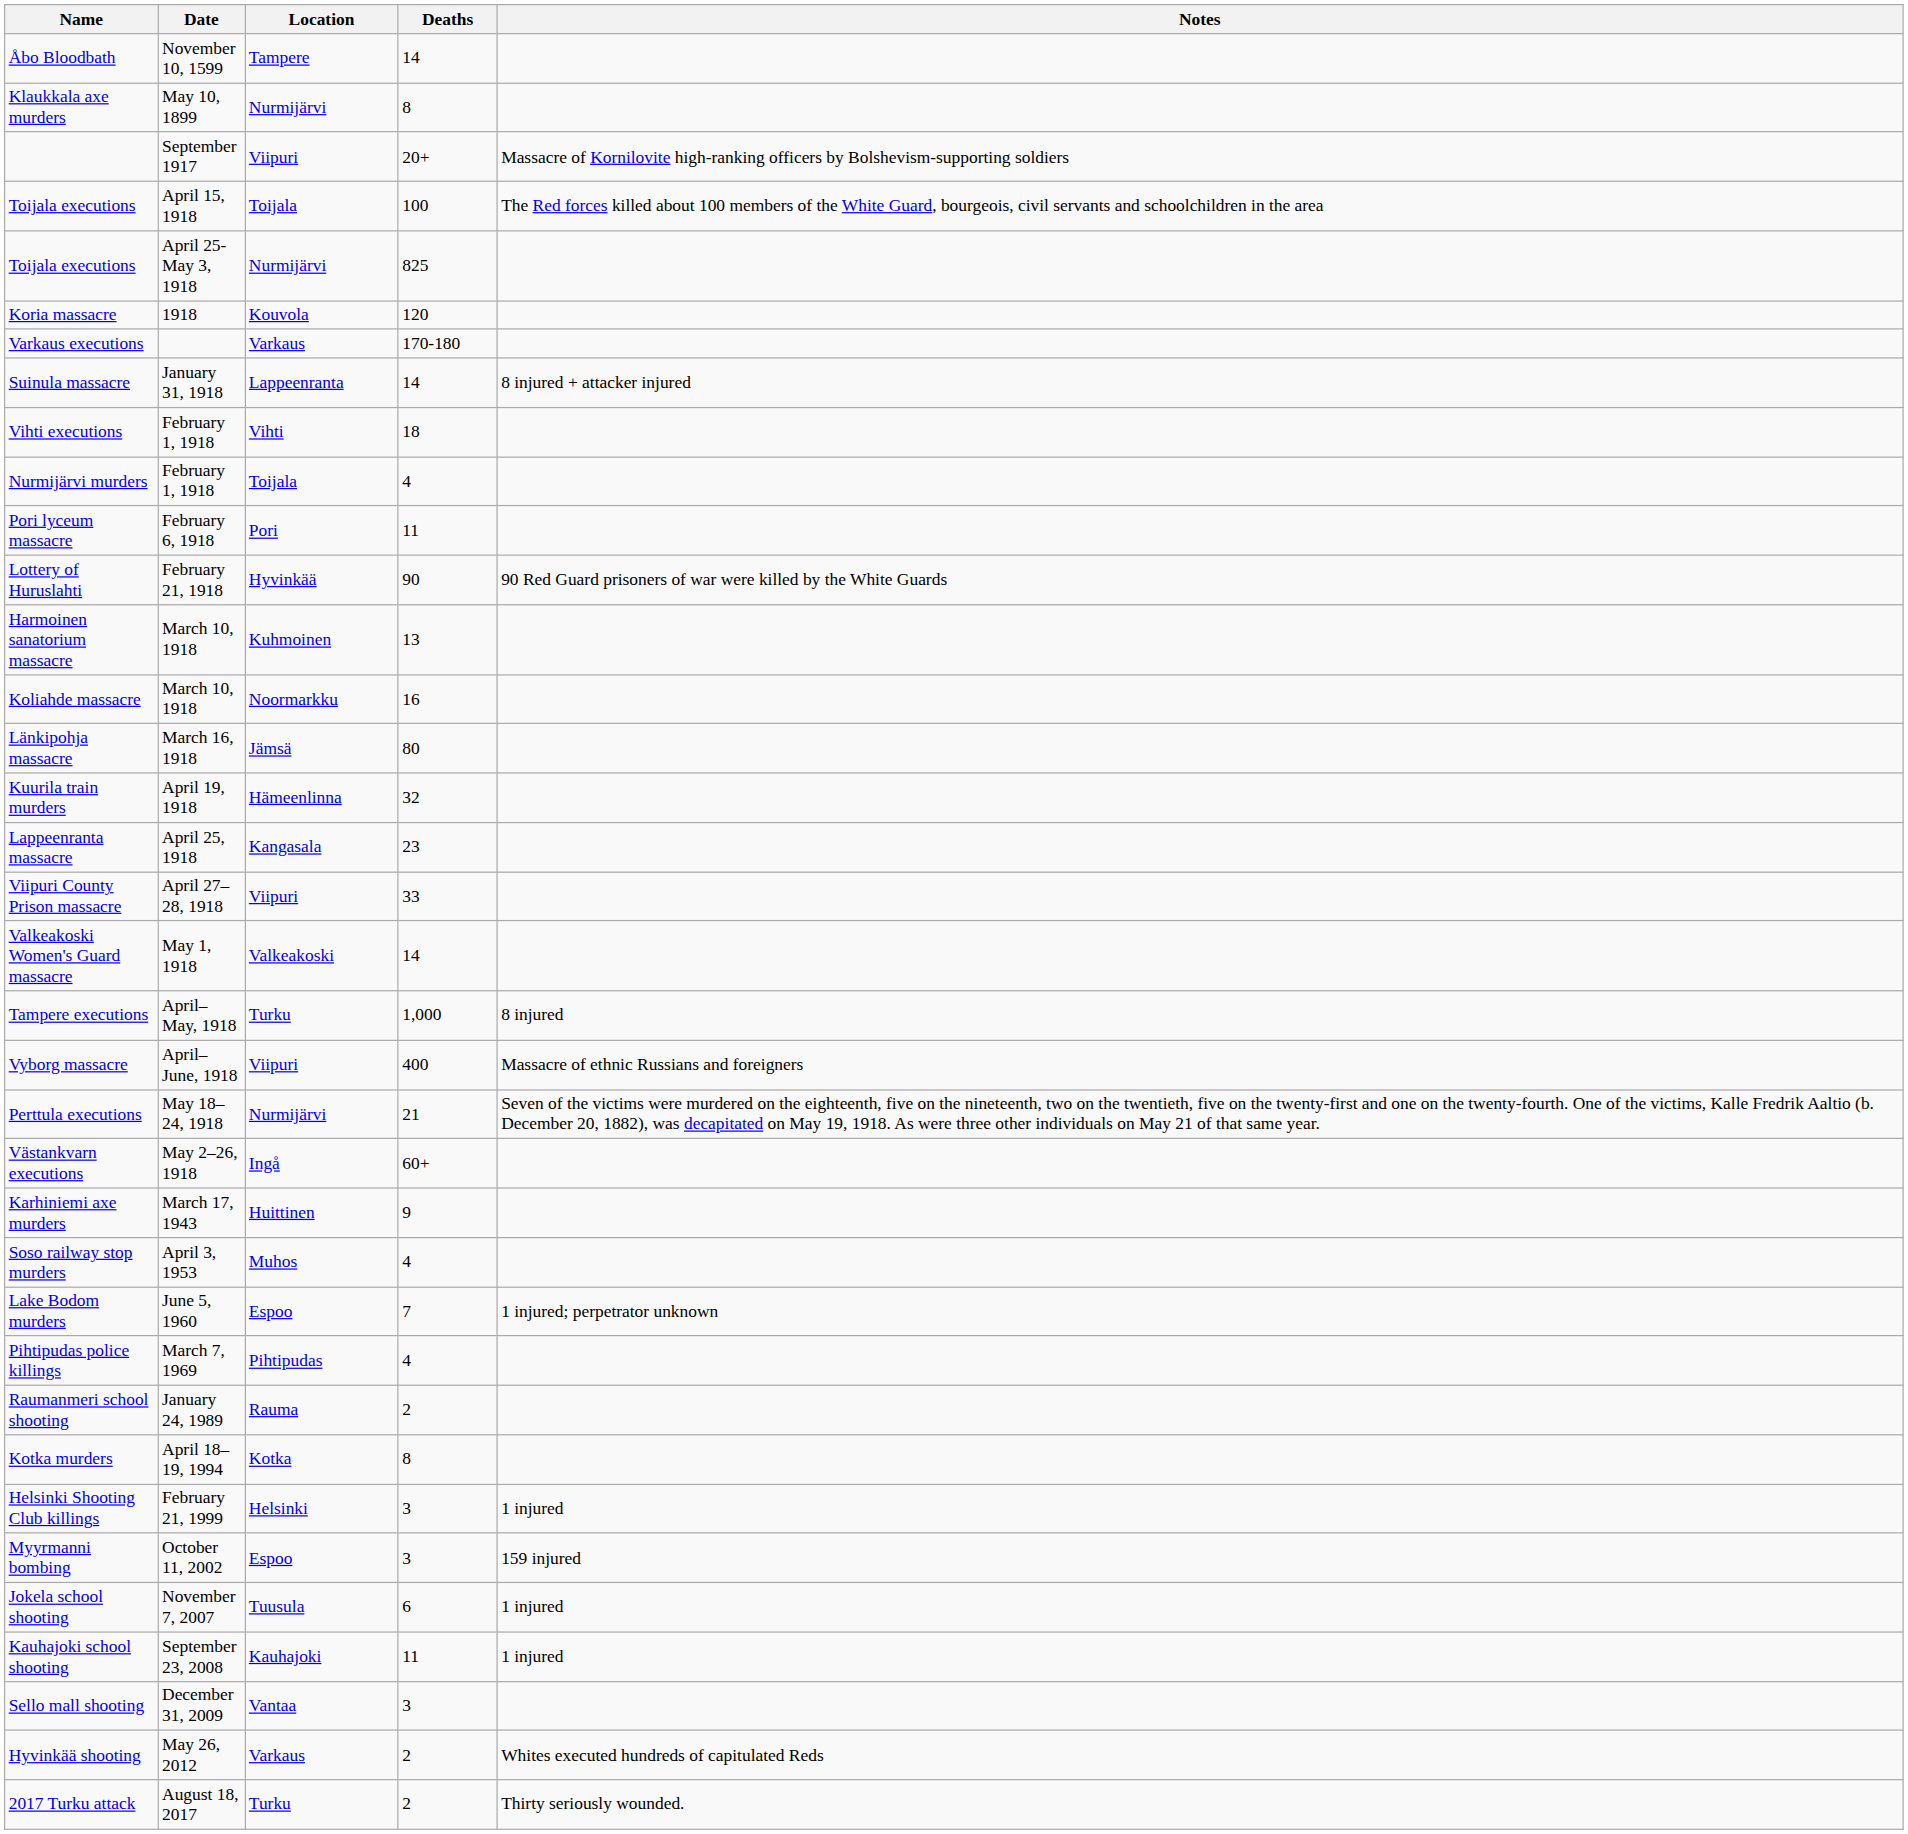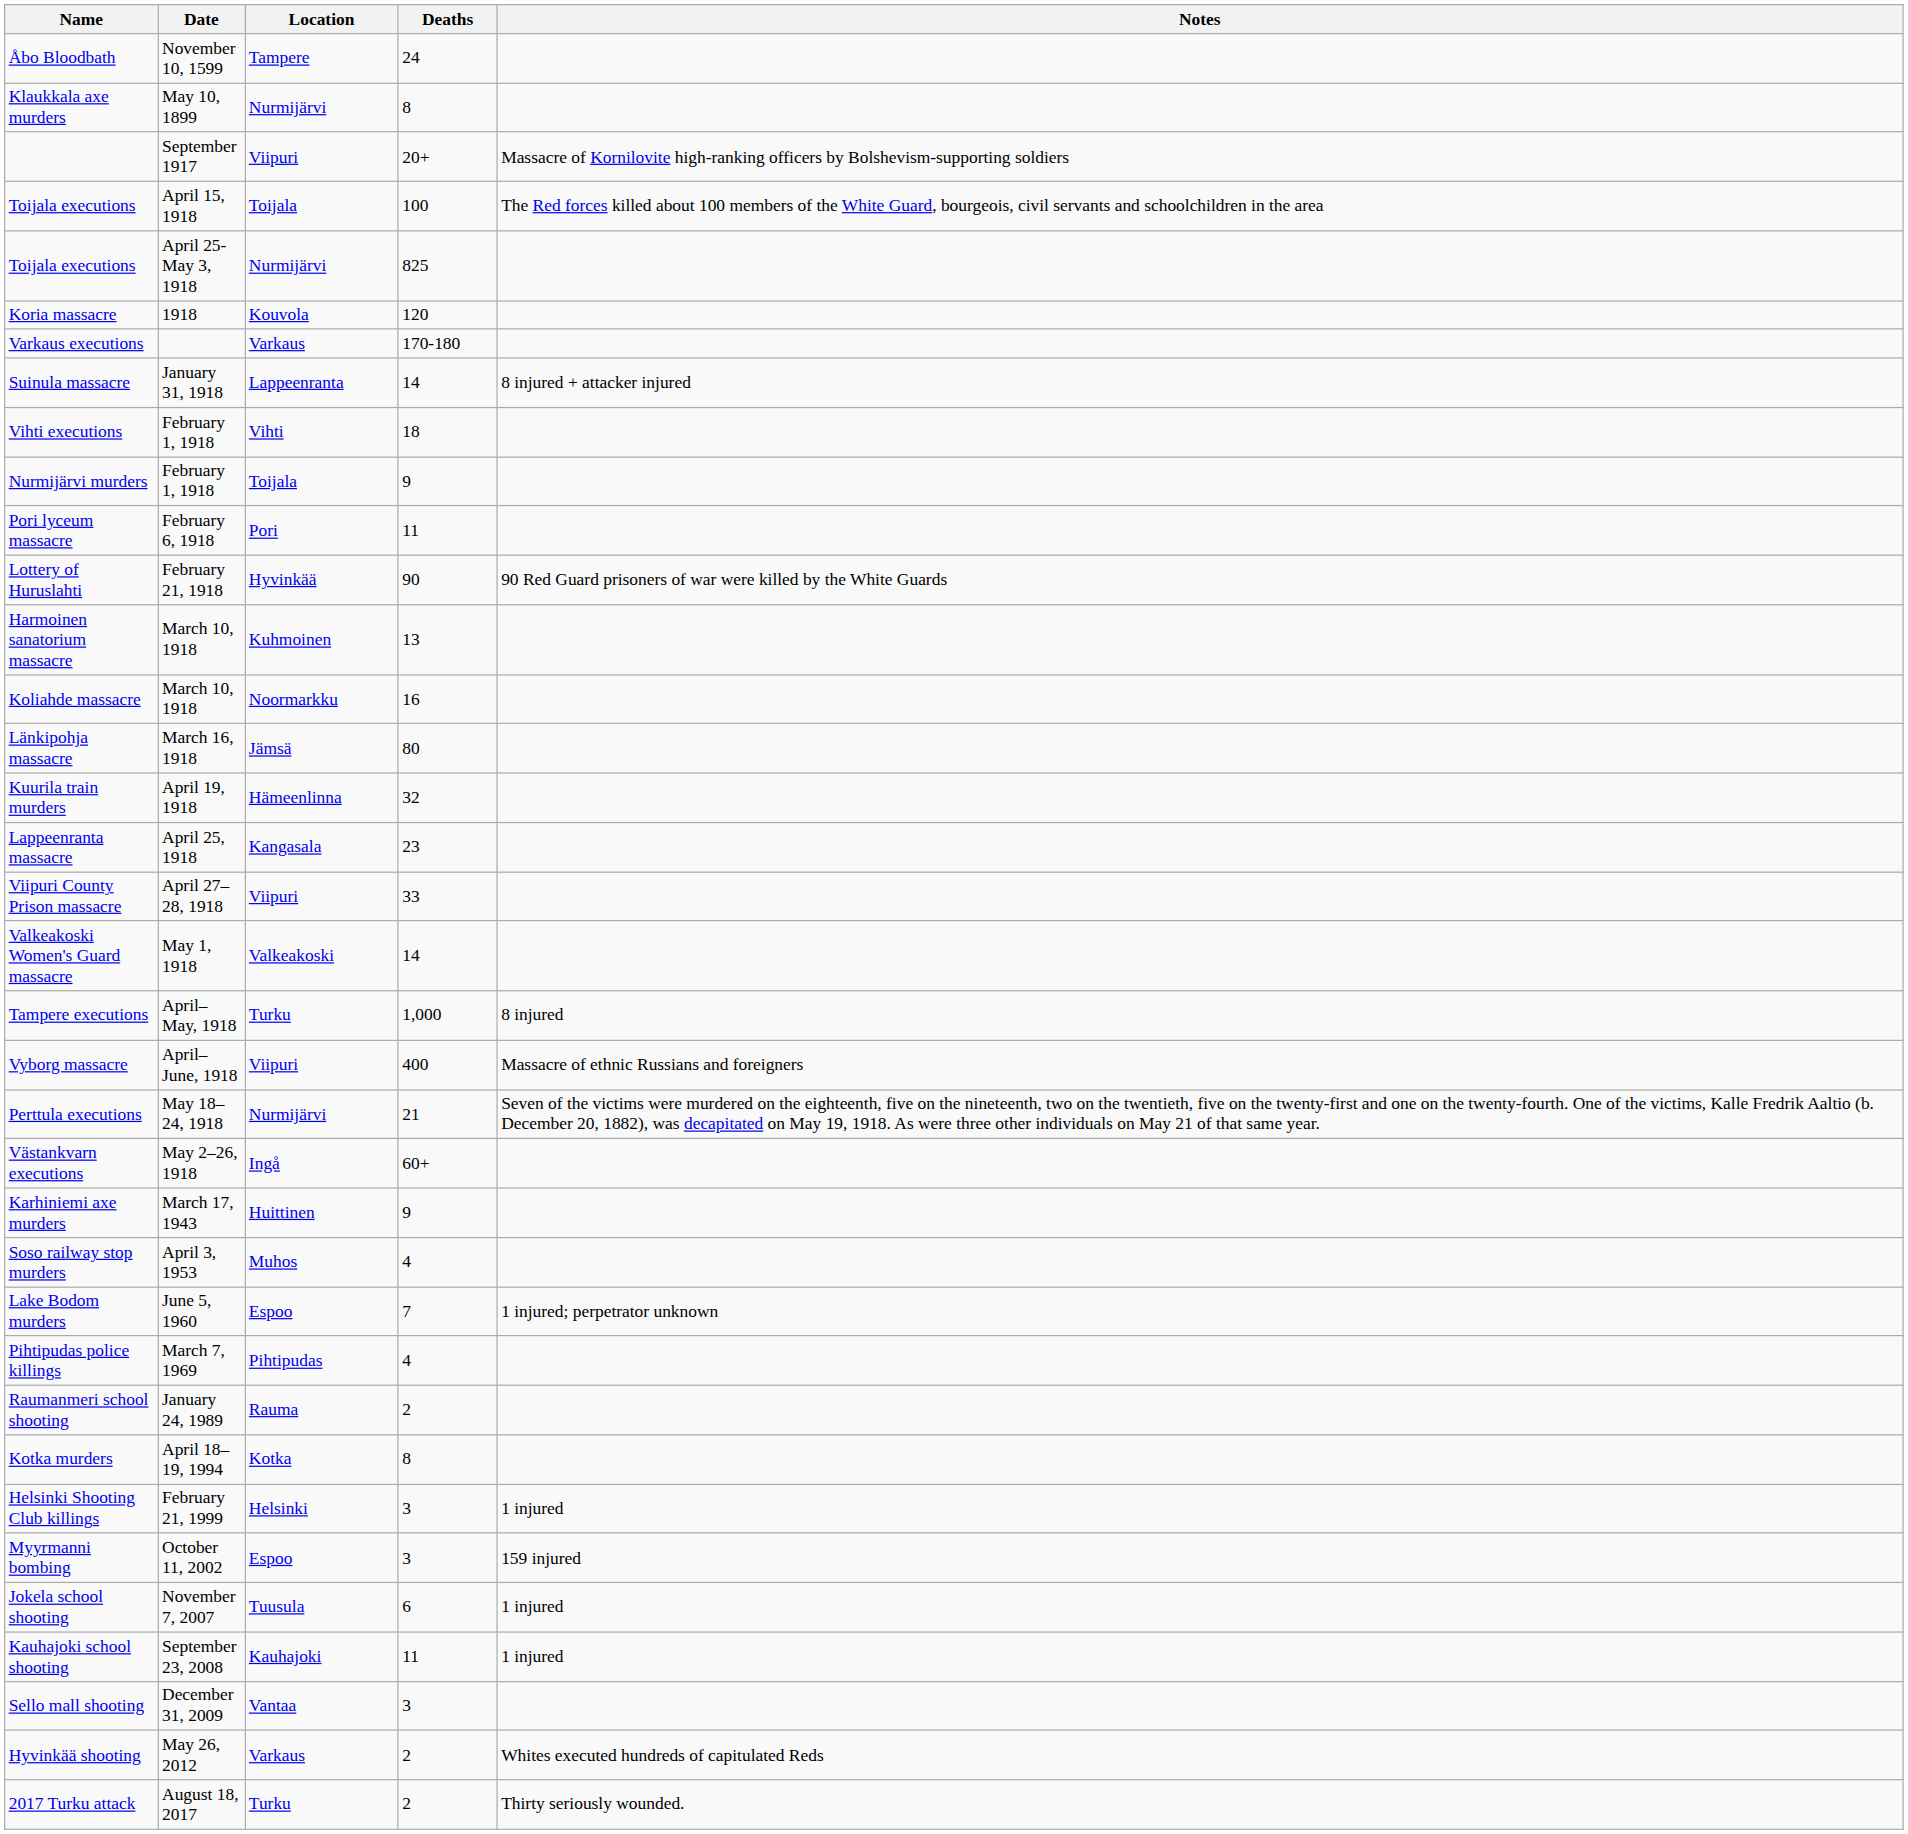(411, 58) 14 -> (411, 58) 24
(407, 481) 4 -> (407, 481) 9
